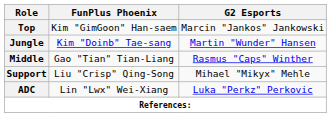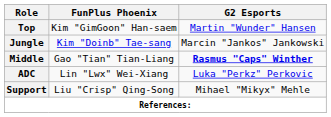(253, 28) Marcin "Jankos" Jankowski -> (253, 28) Martin "Wunder" Hansen
(253, 43) Martin "Wunder" Hansen -> (253, 43) Marcin "Jankos" Jankowski
(253, 58) normal -> (253, 58) bold
rows swapped: (27, 89) <-> (27, 74)
